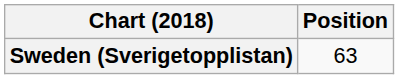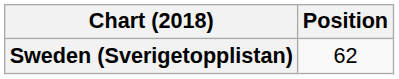(345, 55) 63 -> (345, 55) 62
